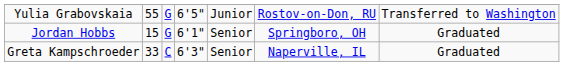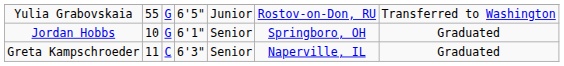(152, 33) 15 -> (152, 33) 10
(152, 52) 33 -> (152, 52) 11
